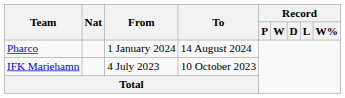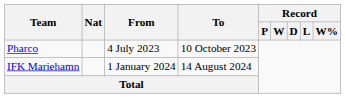(141, 48) 1 January 2024 -> (133, 48) 4 July 2023
(216, 48) 14 August 2024 -> (218, 48) 10 October 2023
(133, 66) 4 July 2023 -> (141, 66) 1 January 2024
(218, 66) 10 October 2023 -> (216, 66) 14 August 2024
